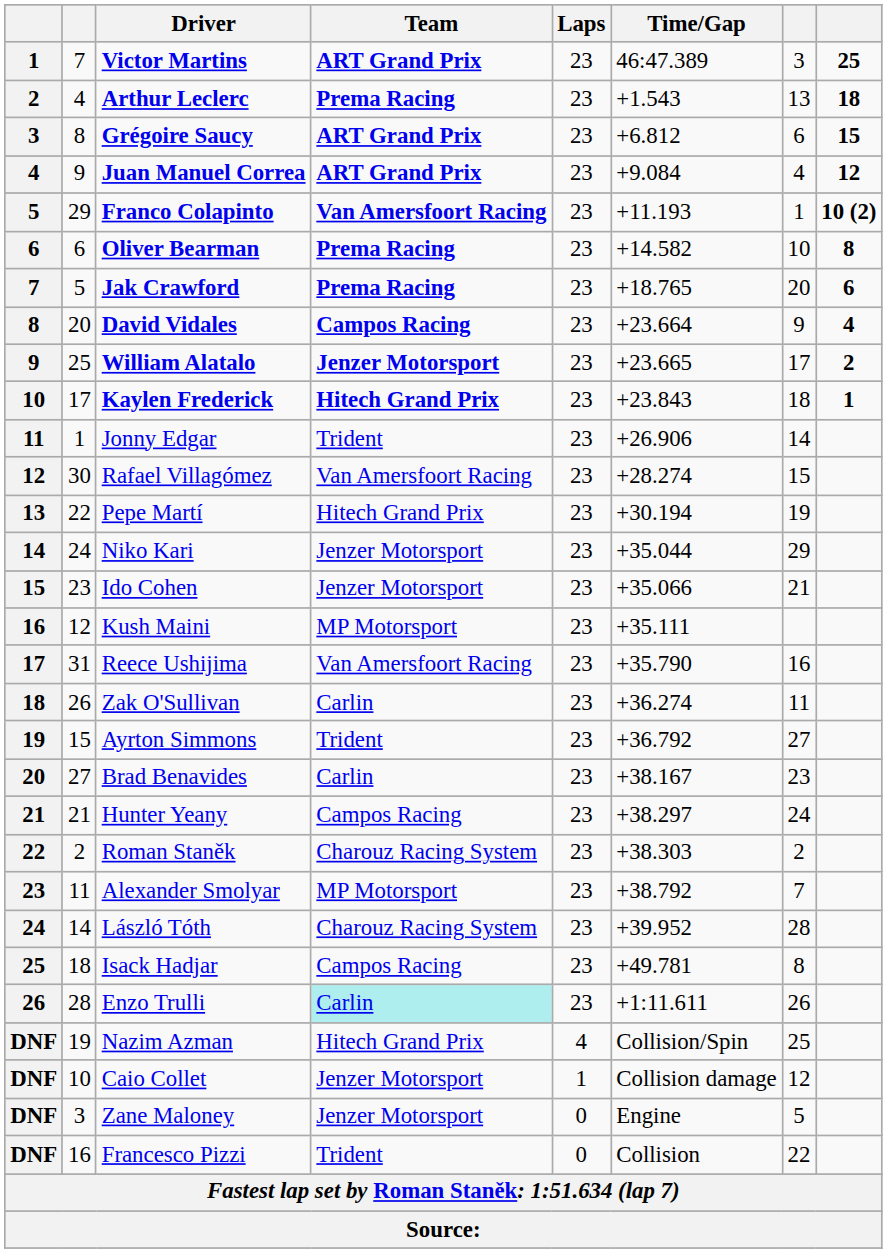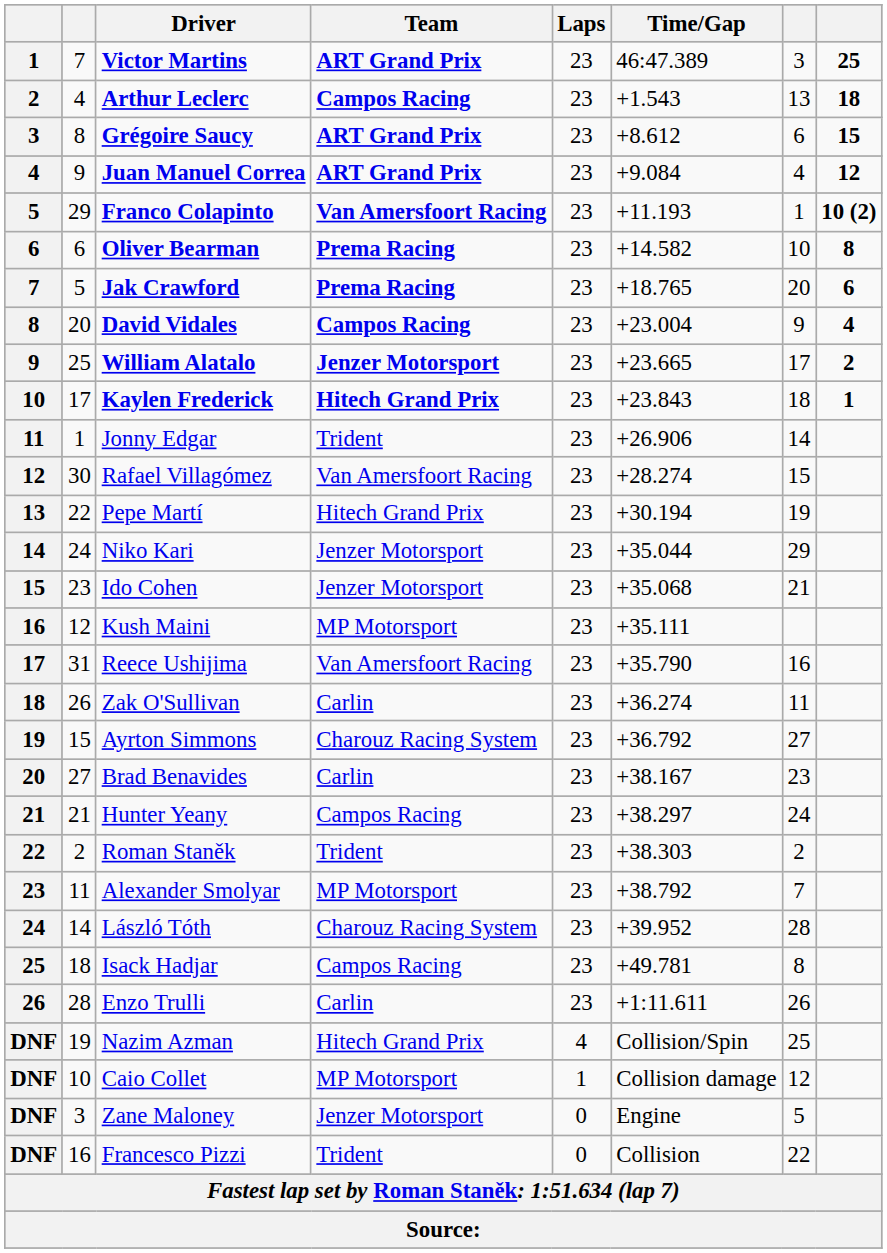(386, 98) Prema Racing -> (393, 98) Campos Racing
(648, 136) +6.812 -> (648, 136) +8.612
(654, 324) +23.664 -> (654, 324) +23.004
(654, 588) +35.066 -> (654, 588) +35.068
(350, 739) Trident -> (427, 739) Charouz Racing System
(427, 852) Charouz Racing System -> (350, 852) Trident
(345, 1003) paleturquoise background -> (345, 1003) no background
(400, 1078) Jenzer Motorsport -> (387, 1078) MP Motorsport
